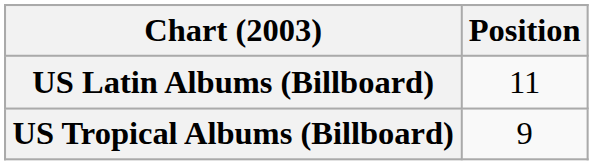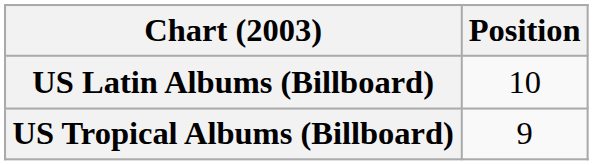(525, 81) 11 -> (525, 81) 10
